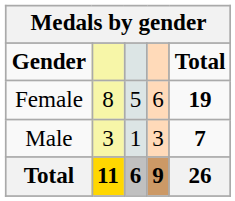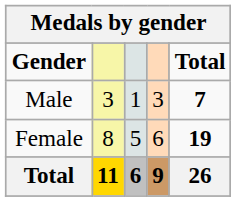rows swapped: (49, 138) <-> (49, 99)
